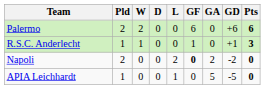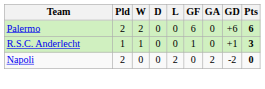(193, 60) bold -> (193, 60) normal
- row: (41, 76)
